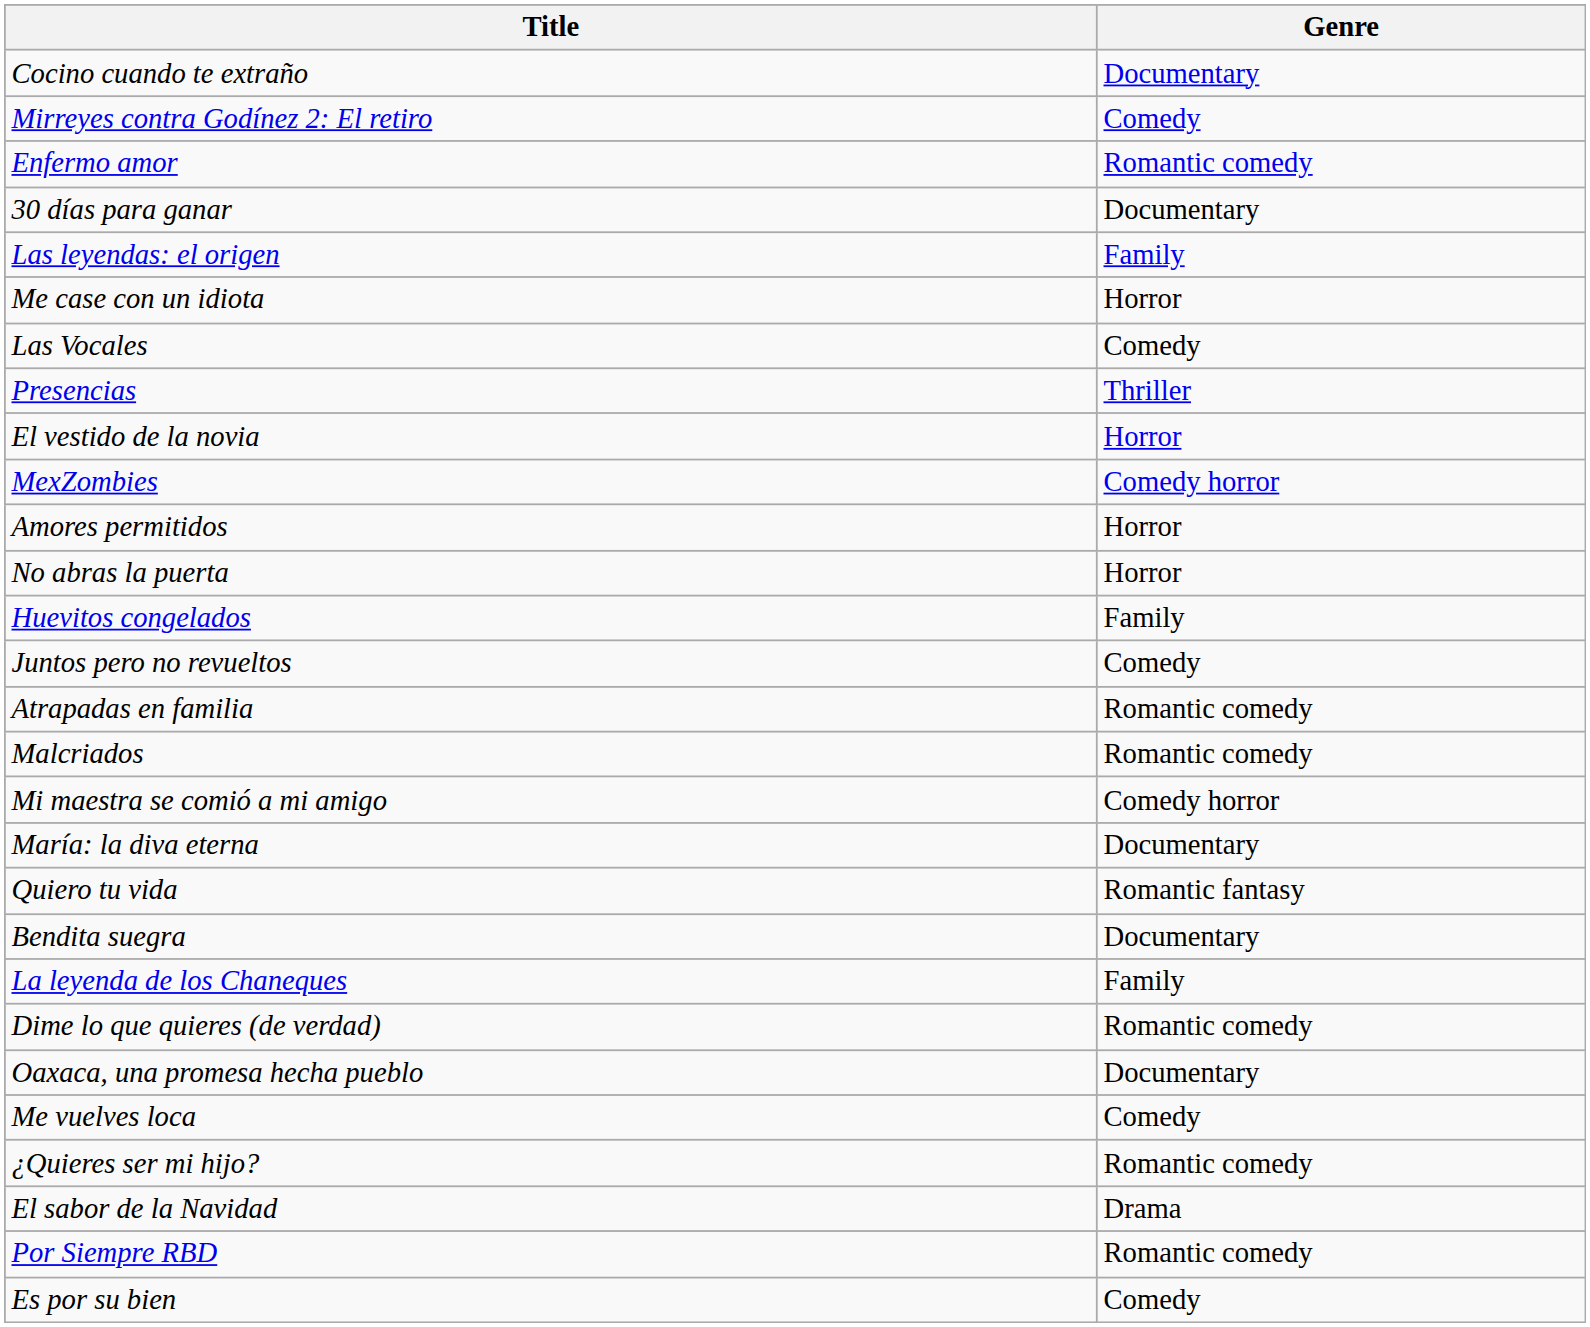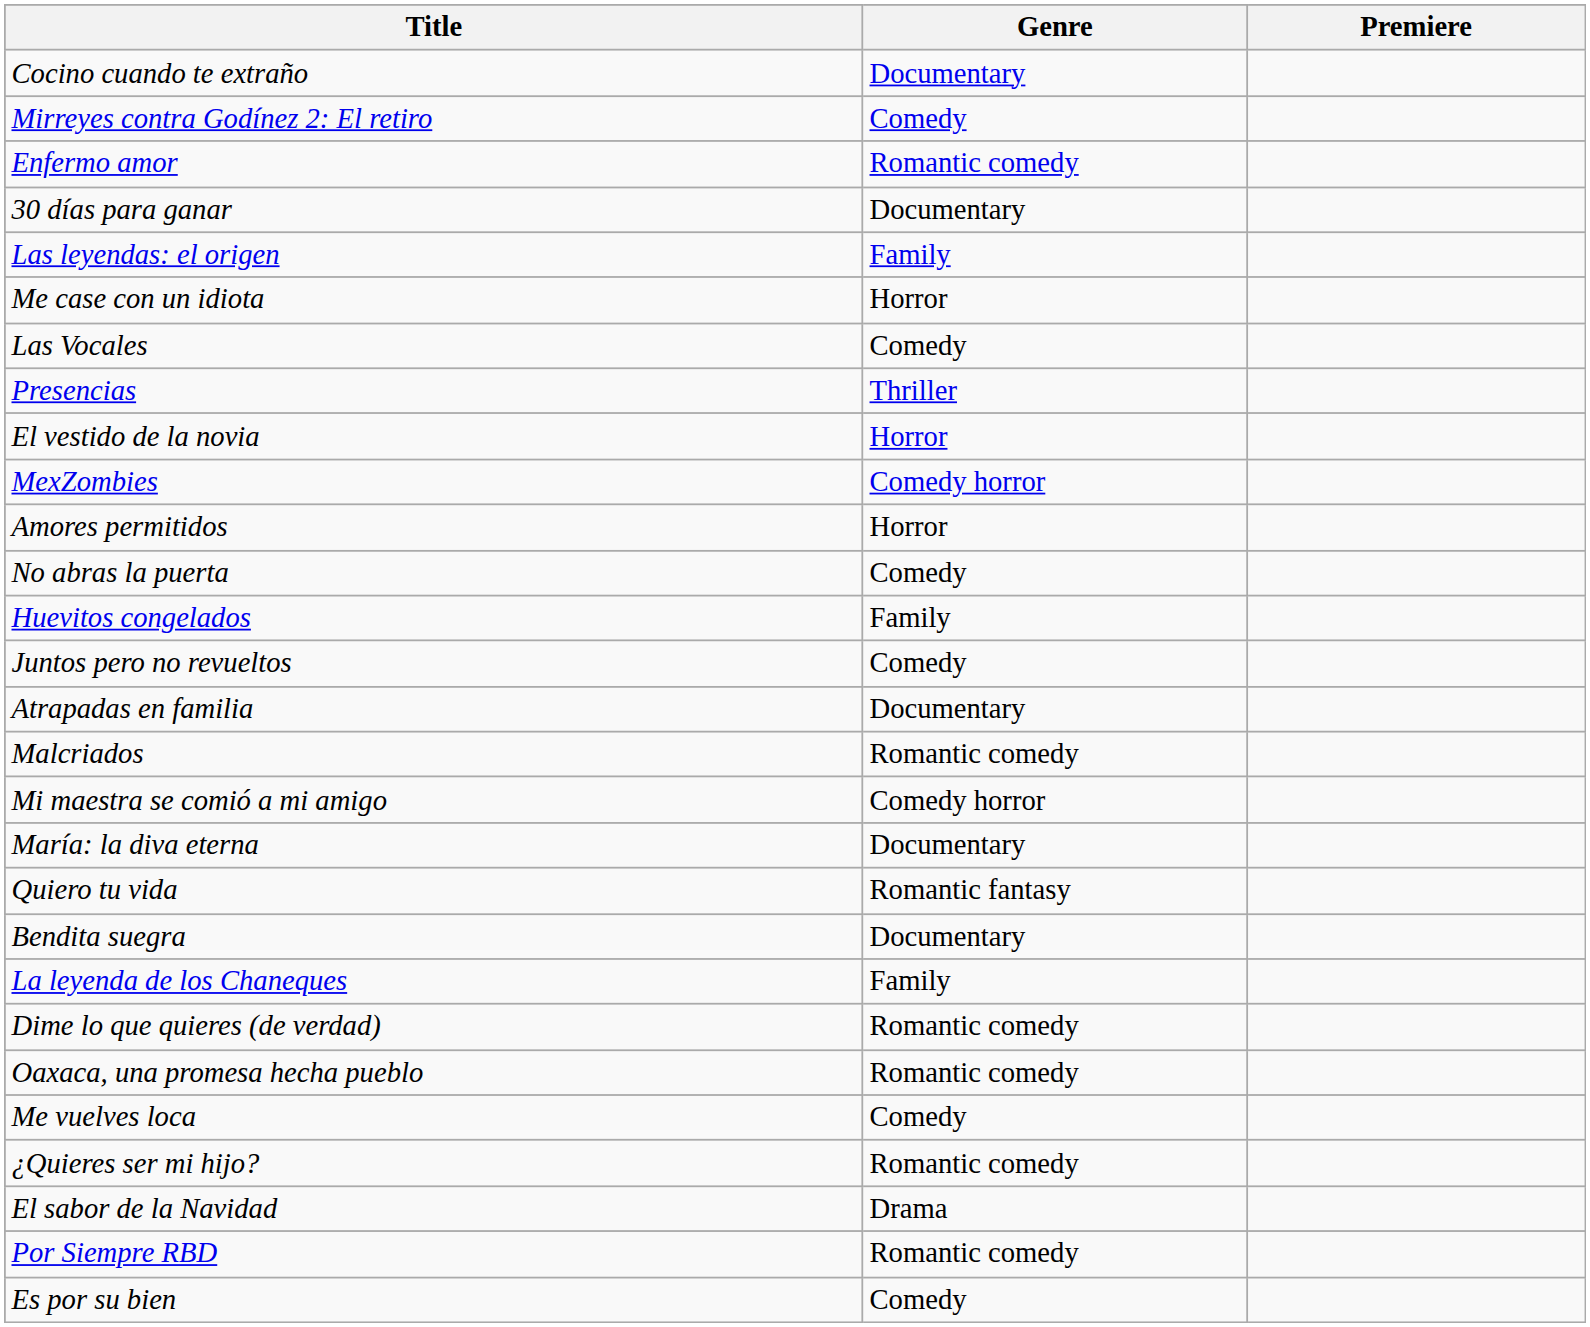+ column: (1416, 27)
(1142, 572) Horror -> (918, 572) Comedy
(1208, 708) Romantic comedy -> (947, 708) Documentary
(1181, 1071) Documentary -> (974, 1071) Romantic comedy
